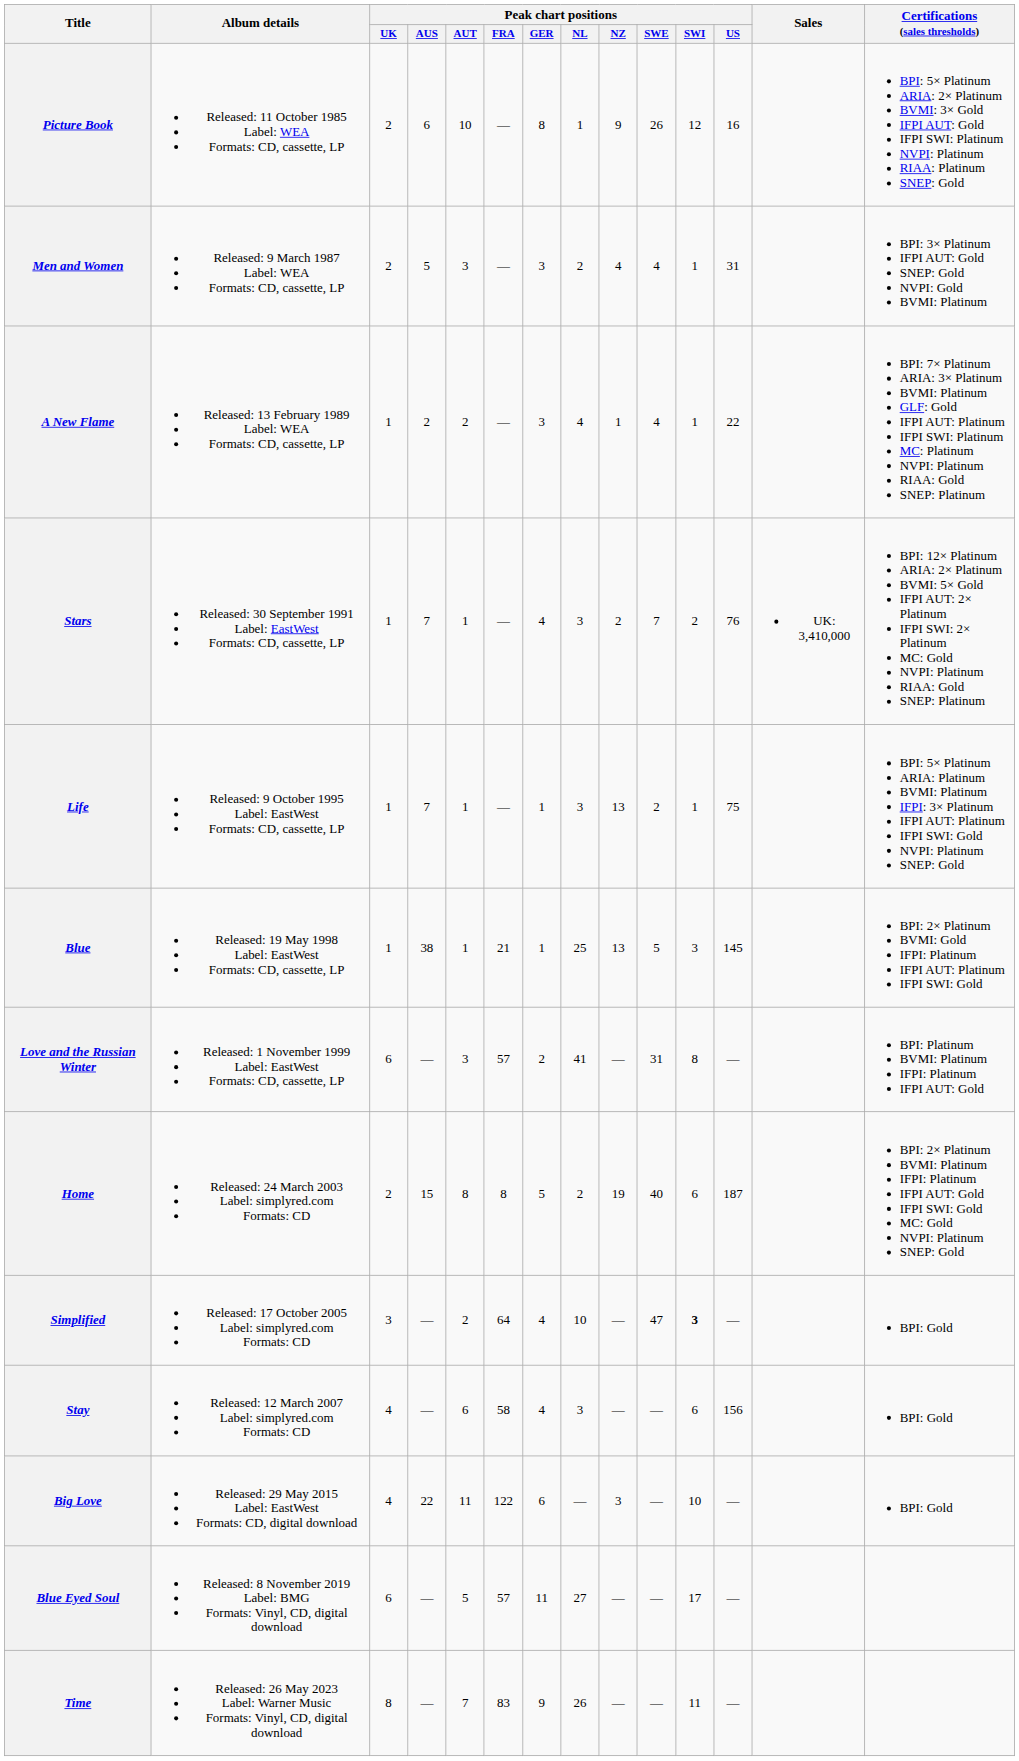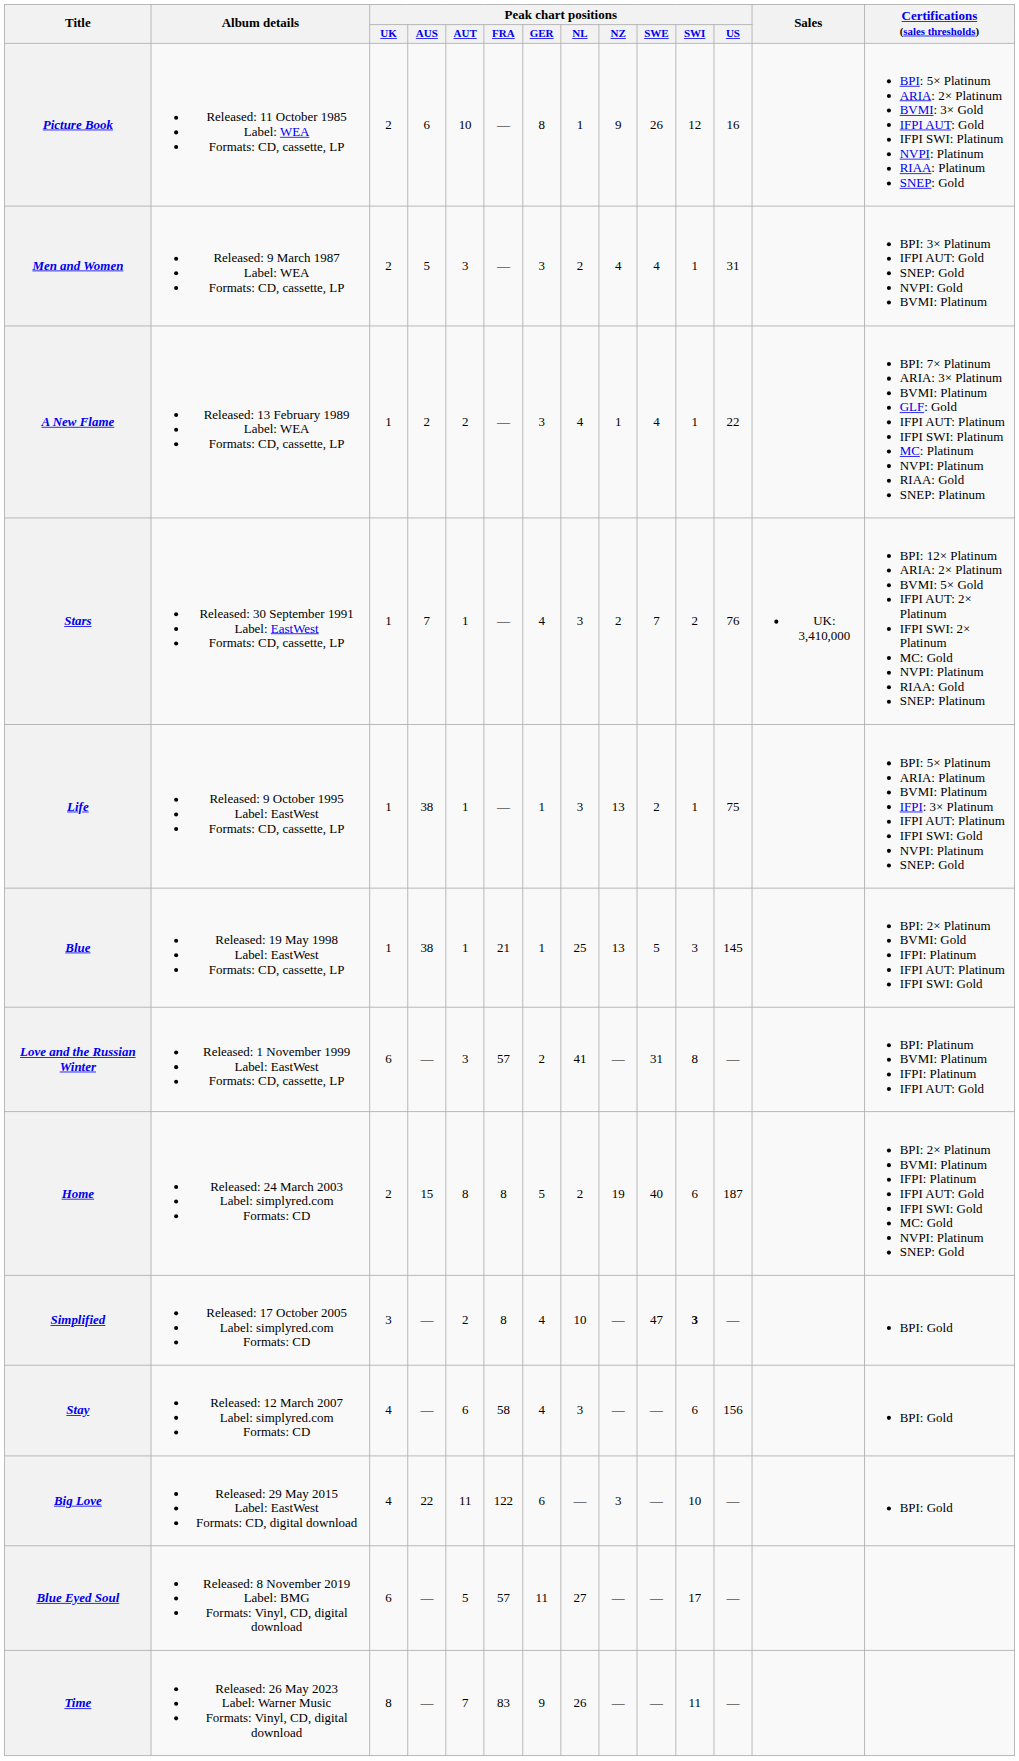(427, 806) 7 -> (427, 806) 38
(503, 1320) 64 -> (503, 1320) 8
